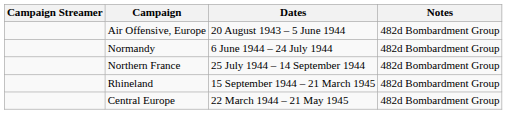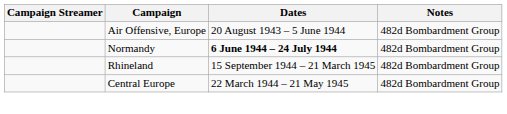(272, 48) normal -> (274, 48) bold
- row: (144, 65)
